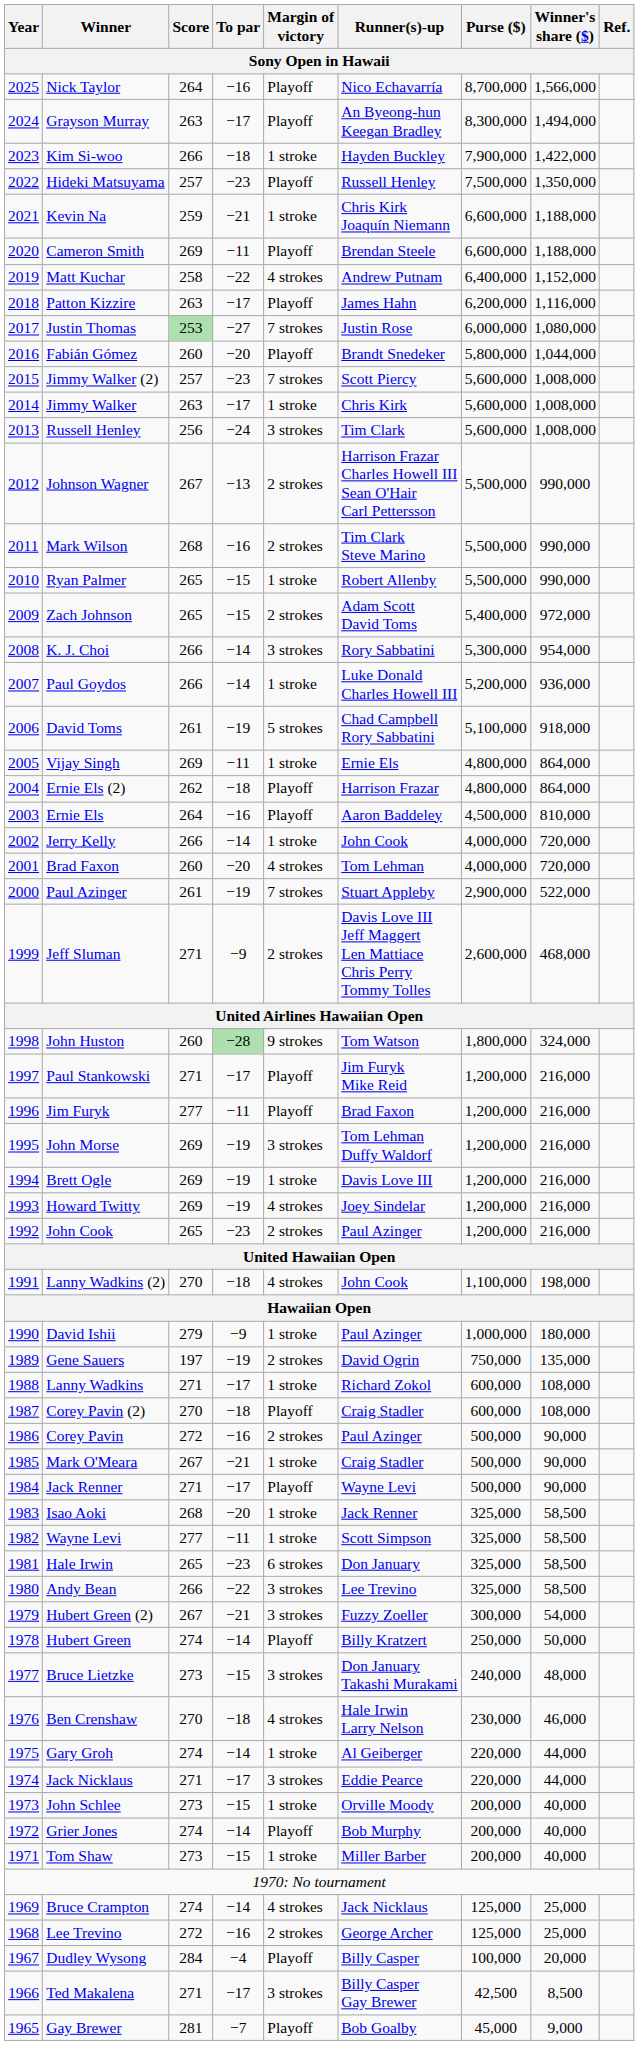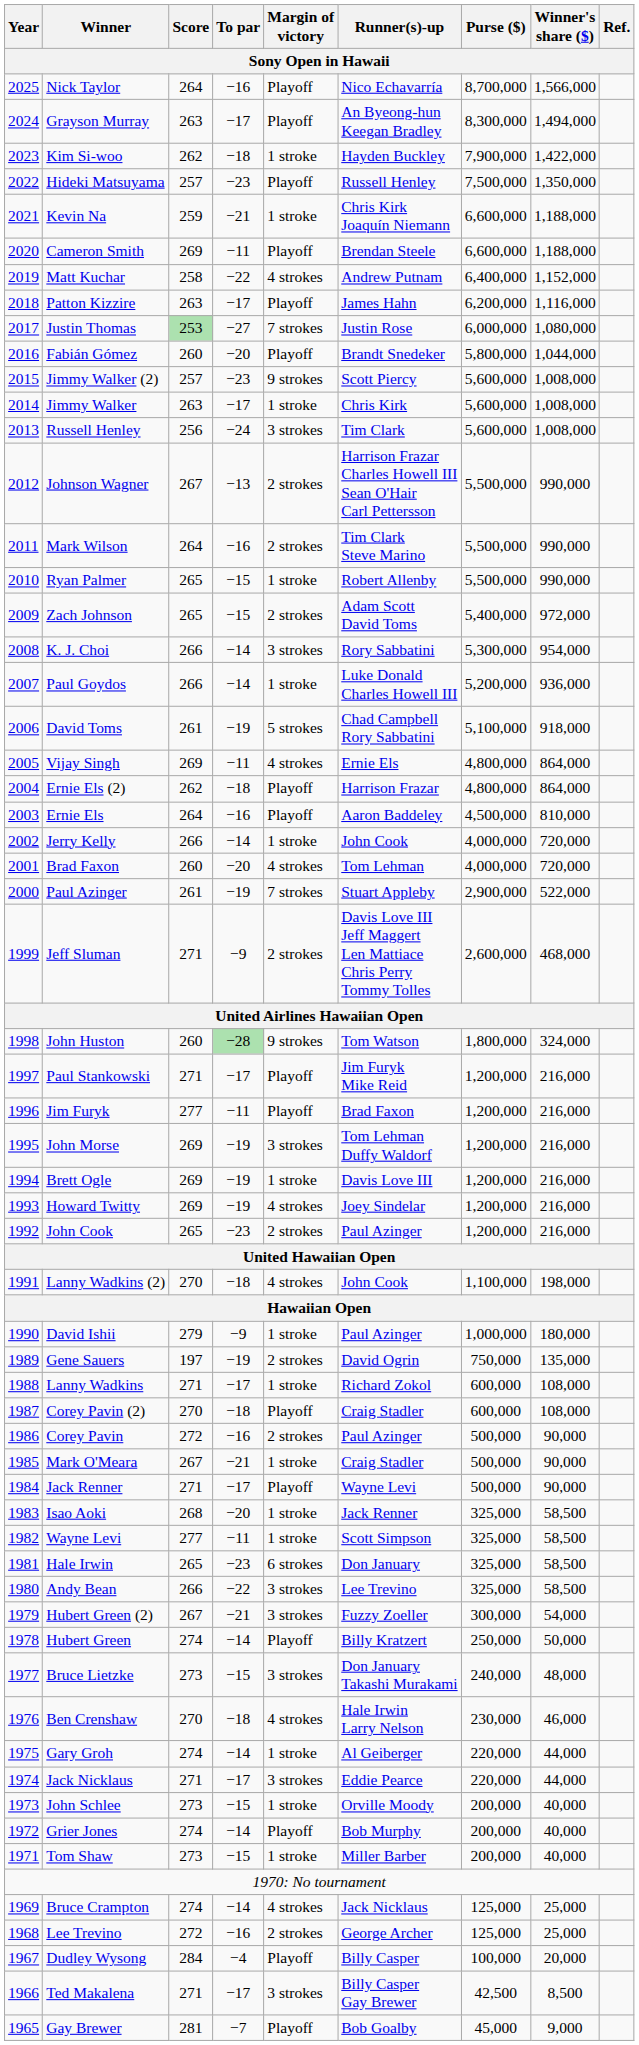(191, 156) 266 -> (191, 156) 262
(295, 379) 7 strokes -> (295, 379) 9 strokes
(191, 545) 268 -> (191, 545) 264
(292, 763) 1 stroke -> (295, 763) 4 strokes
